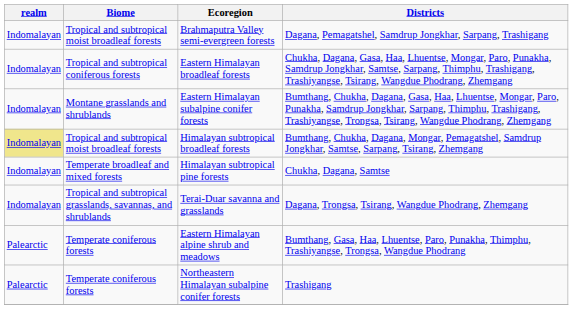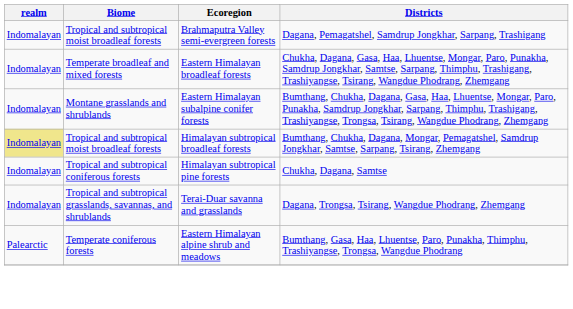(116, 69) Tropical and subtropical coniferous forests -> (117, 69) Temperate broadleaf and mixed forests
(117, 171) Temperate broadleaf and mixed forests -> (116, 171) Tropical and subtropical coniferous forests
- row: (224, 285)
